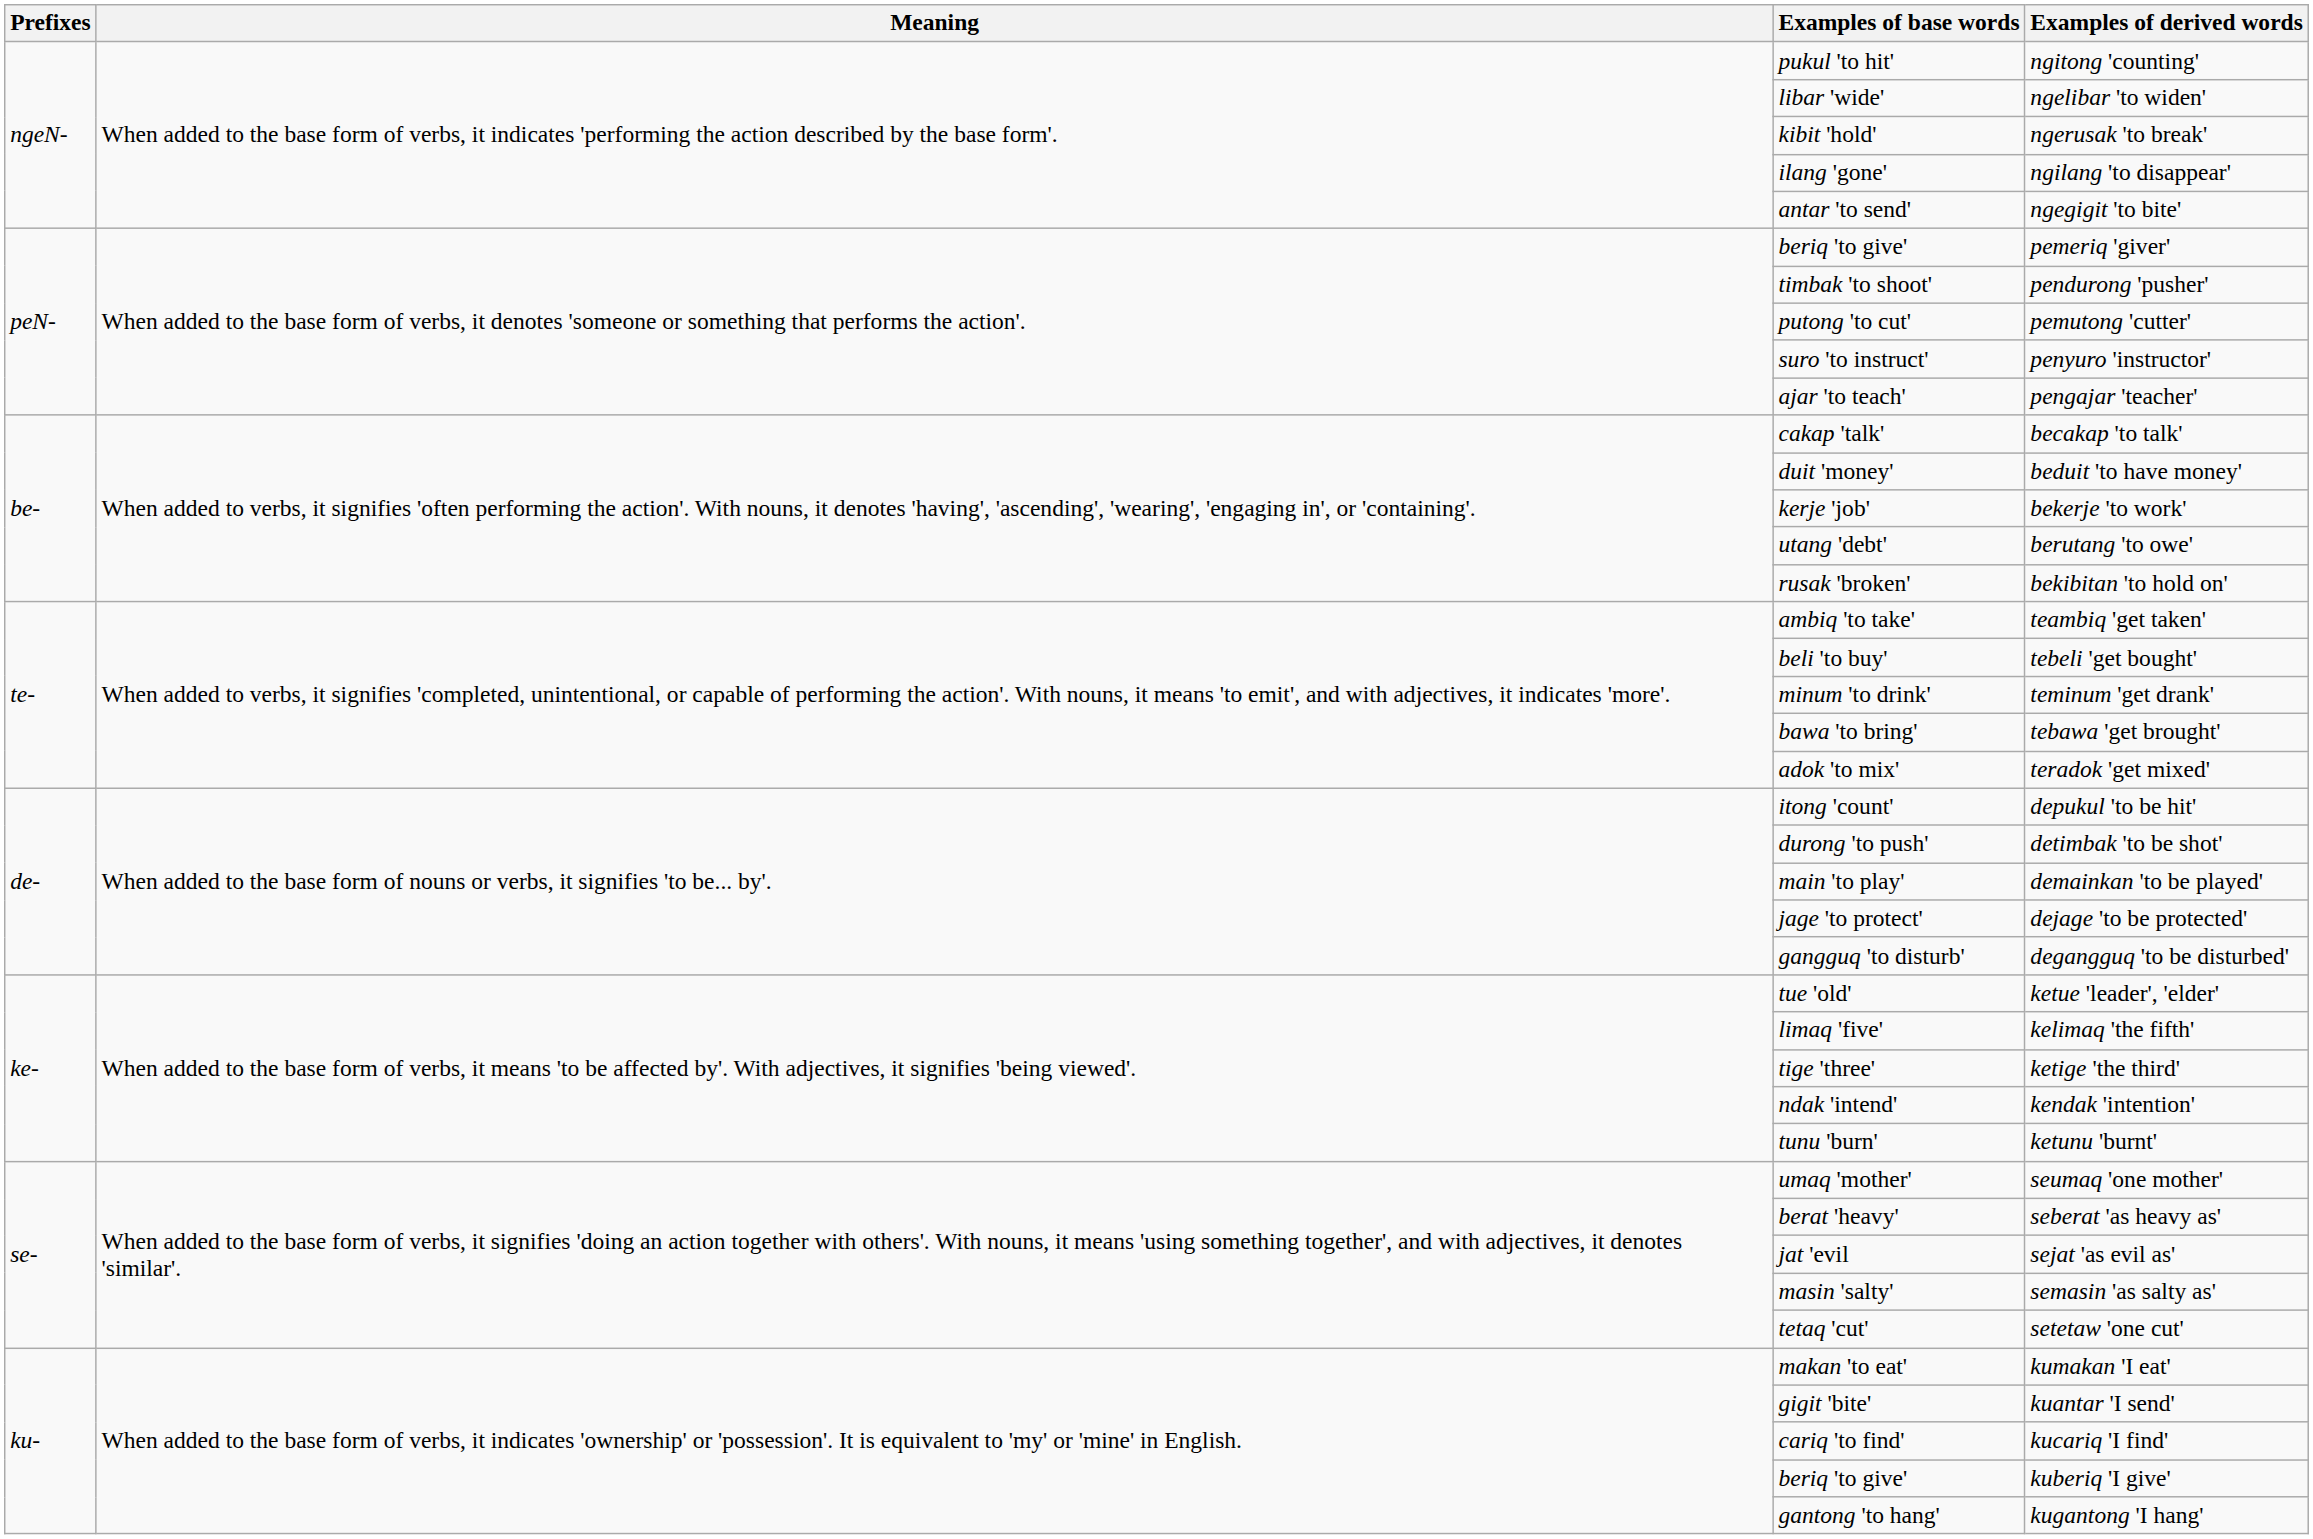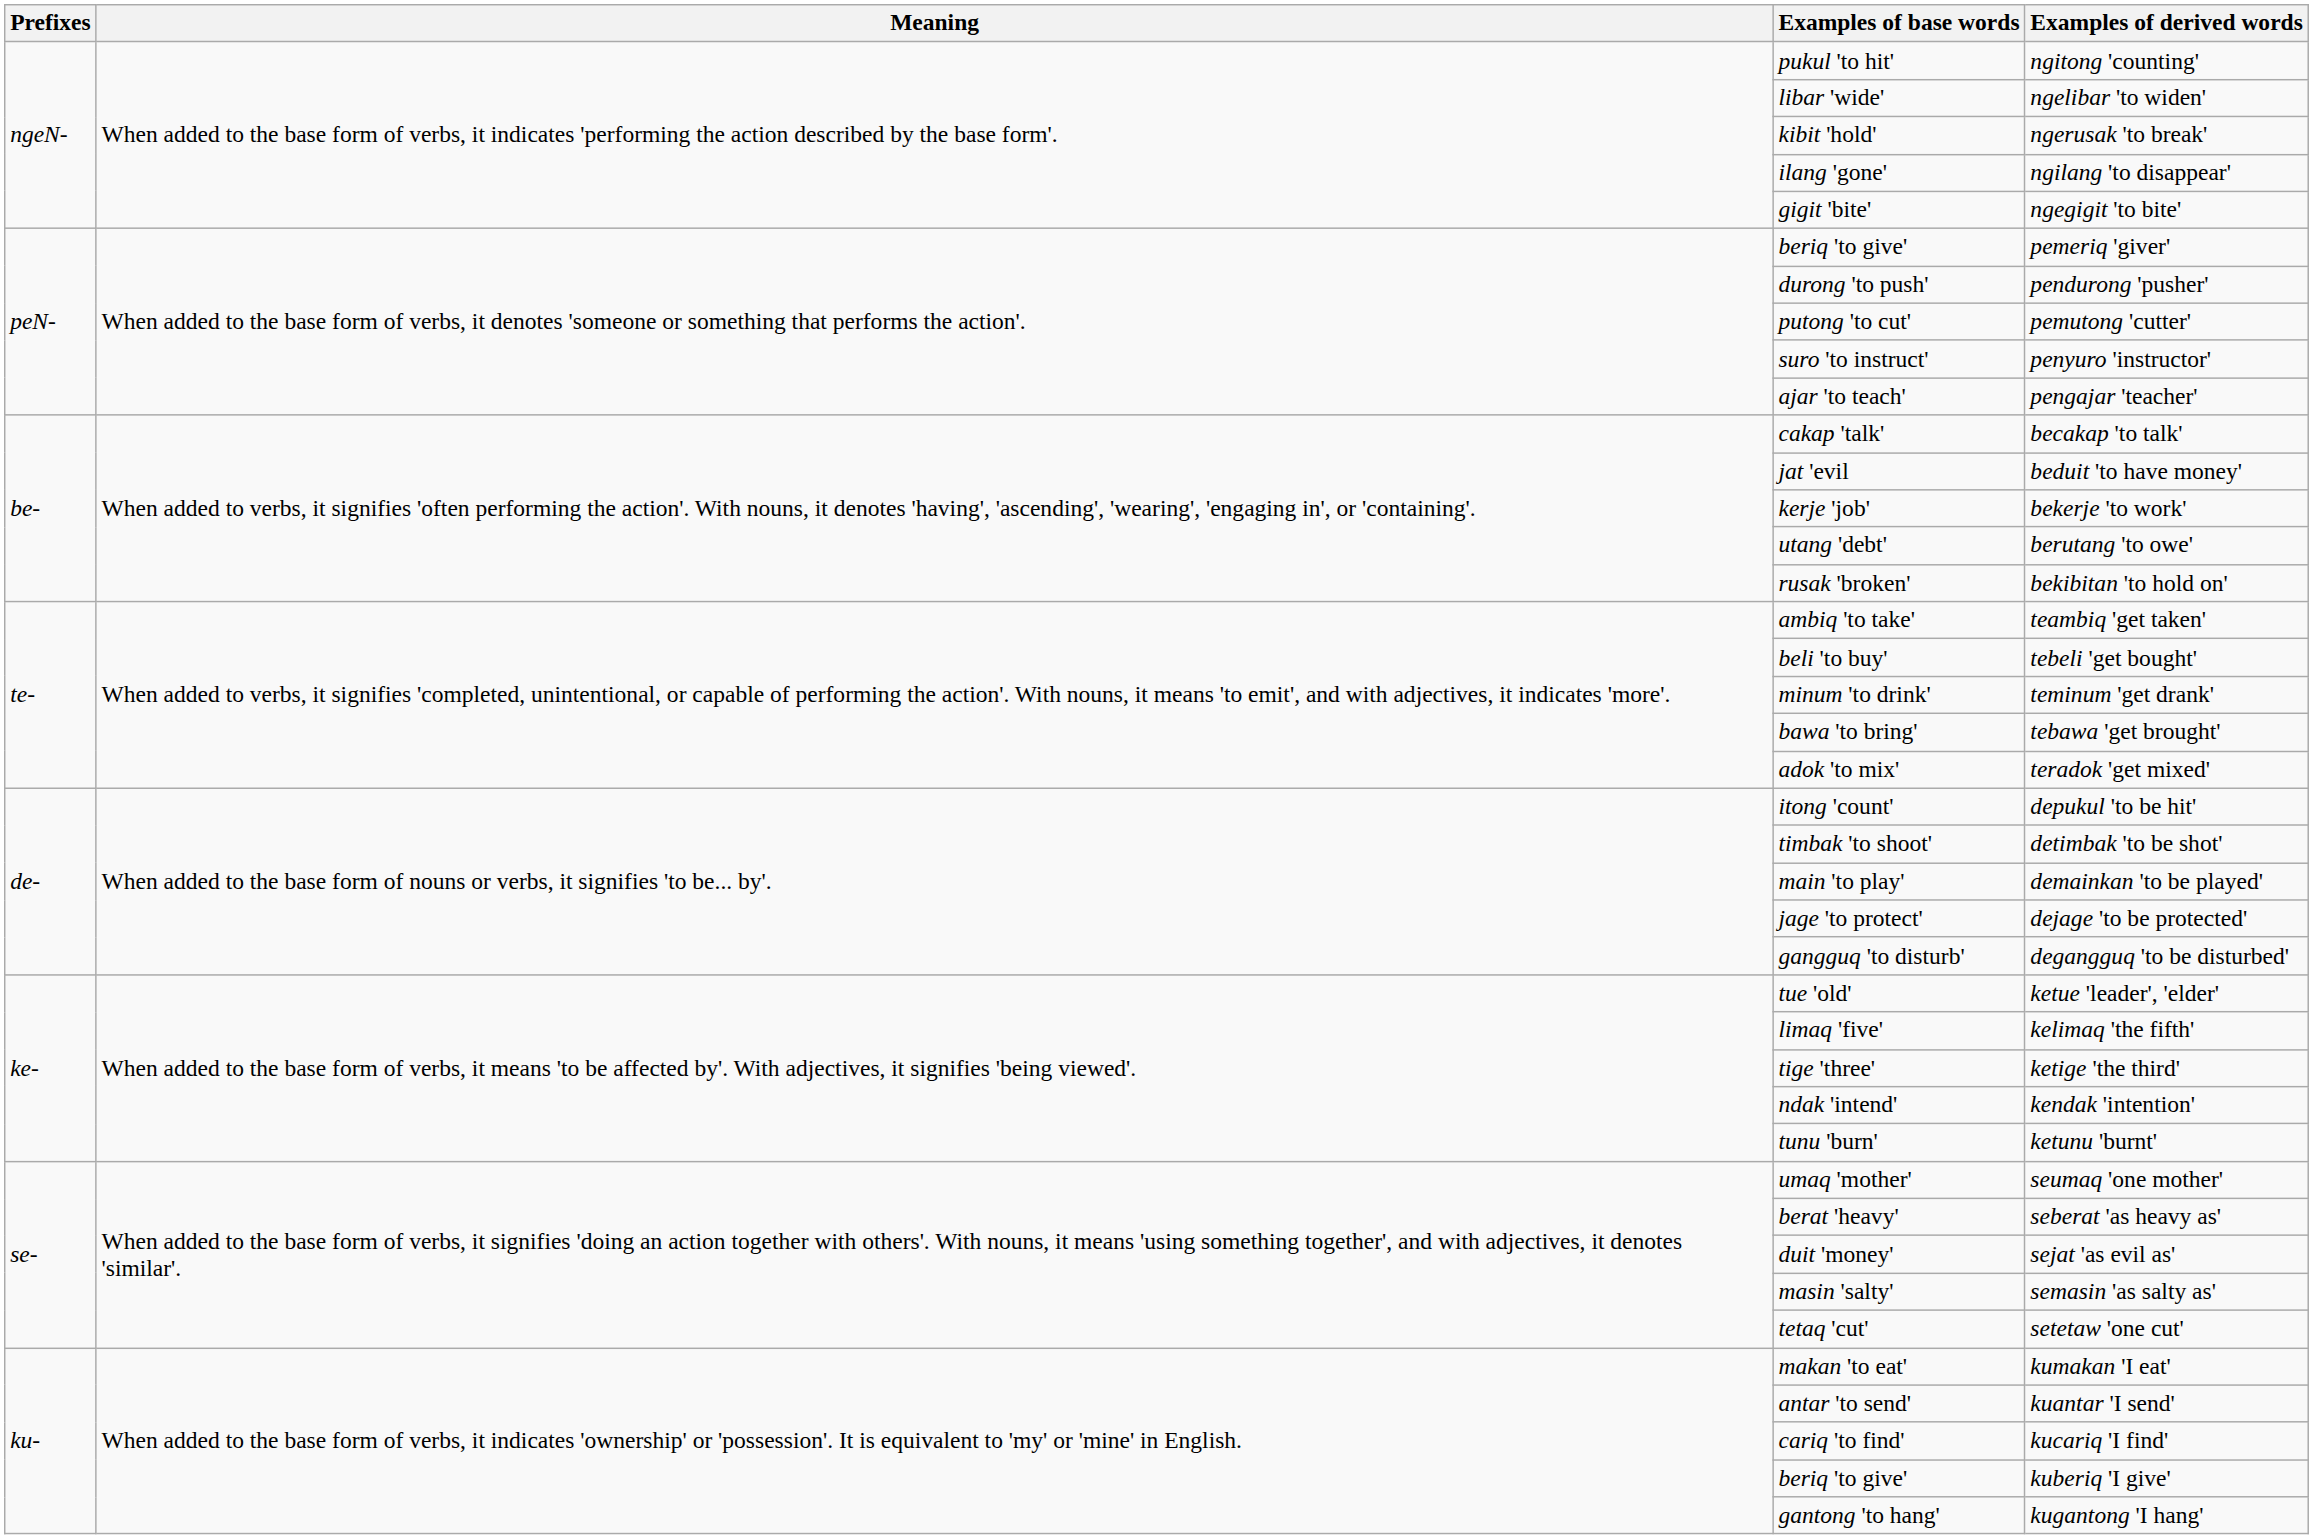(1845, 209) antar 'to send' -> (1825, 209) gigit 'bite'
(1855, 284) timbak 'to shoot' -> (1853, 284) durong 'to push'
(1836, 470) duit 'money' -> (1814, 470) jat 'evil
(1853, 843) durong 'to push' -> (1855, 843) timbak 'to shoot'
(1814, 1254) jat 'evil -> (1836, 1254) duit 'money'
(1825, 1403) gigit 'bite' -> (1845, 1403) antar 'to send'
